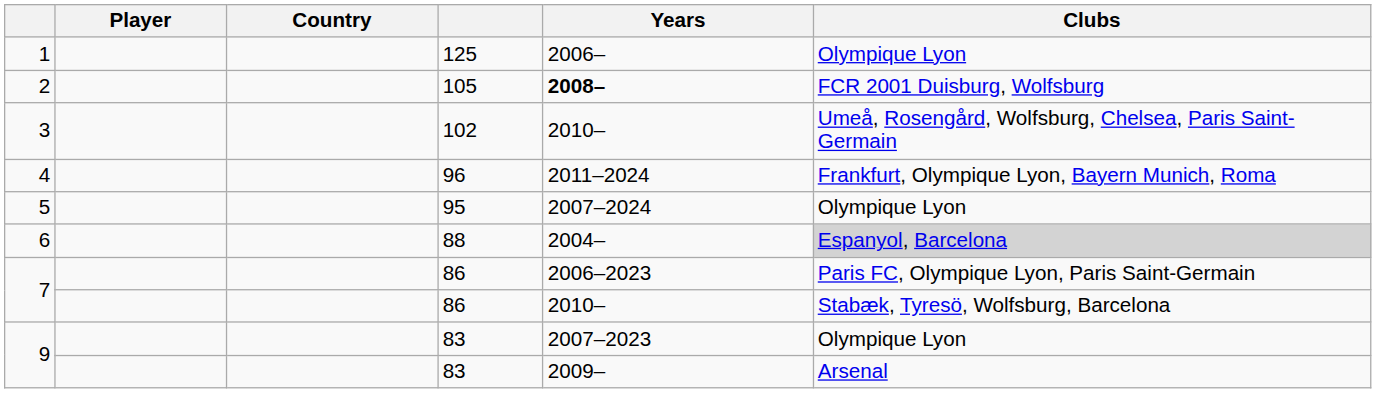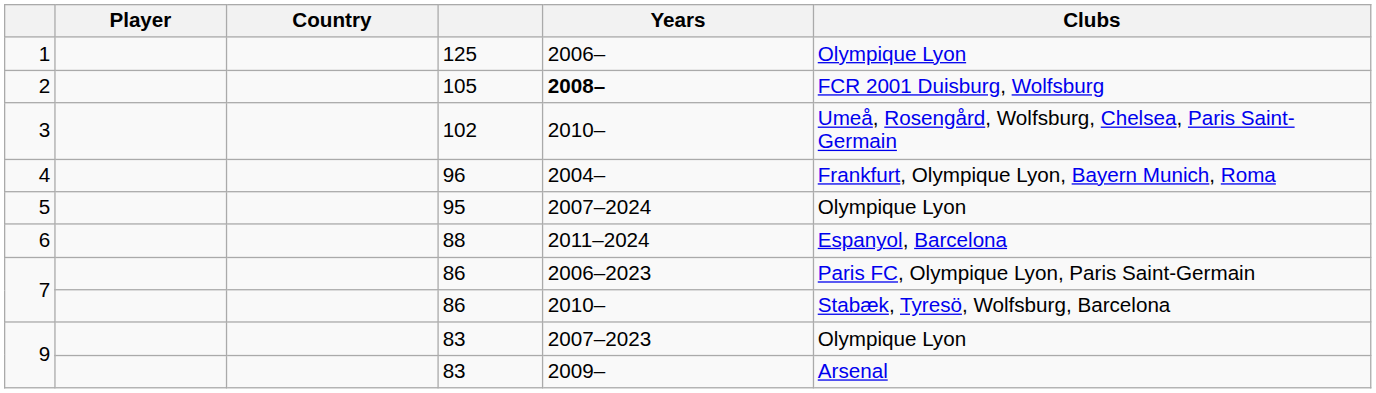(599, 175) 2011–2024 -> (576, 175) 2004–
(576, 240) 2004– -> (599, 240) 2011–2024
(912, 240) lightgrey background -> (912, 240) no background
